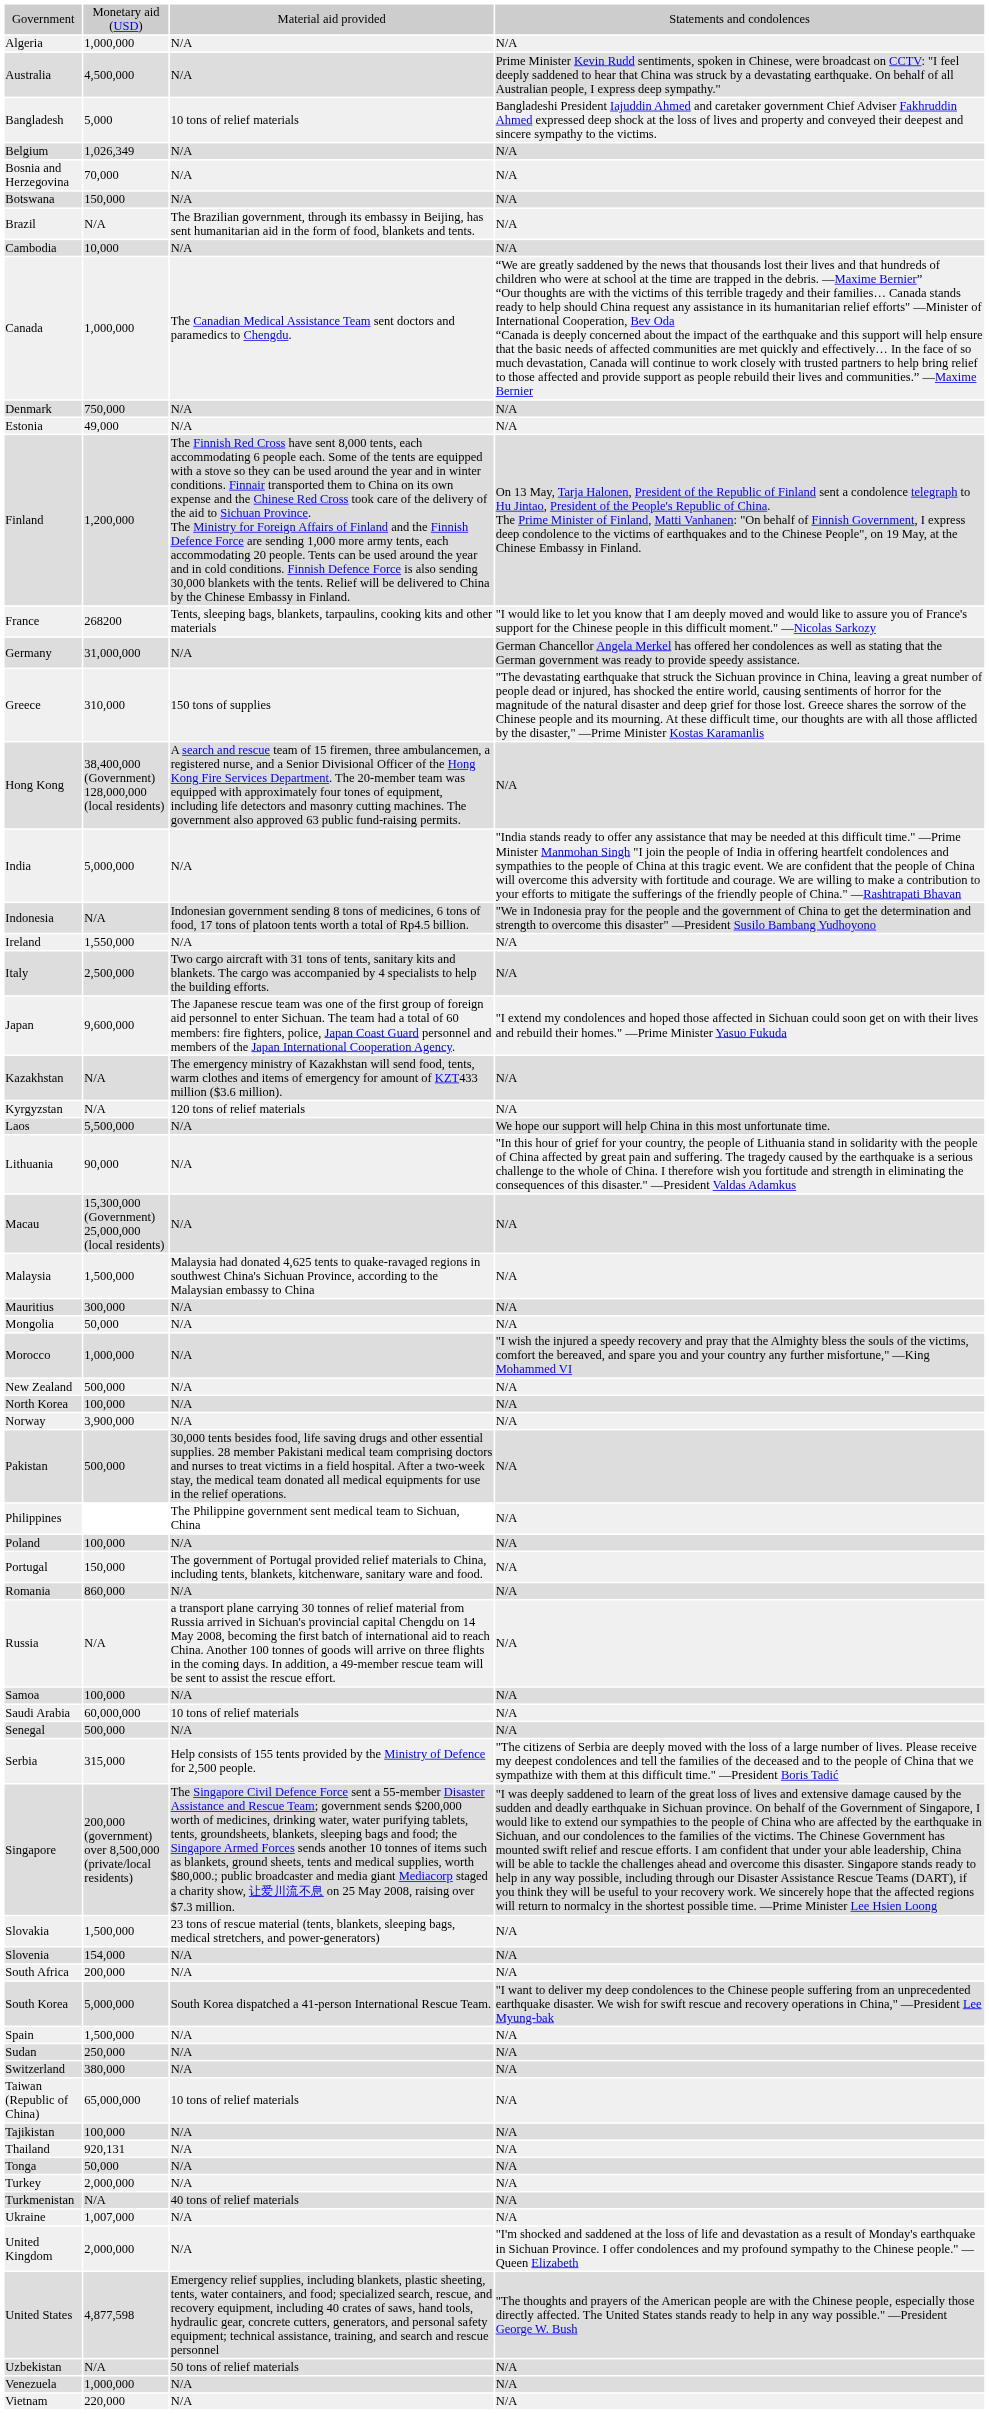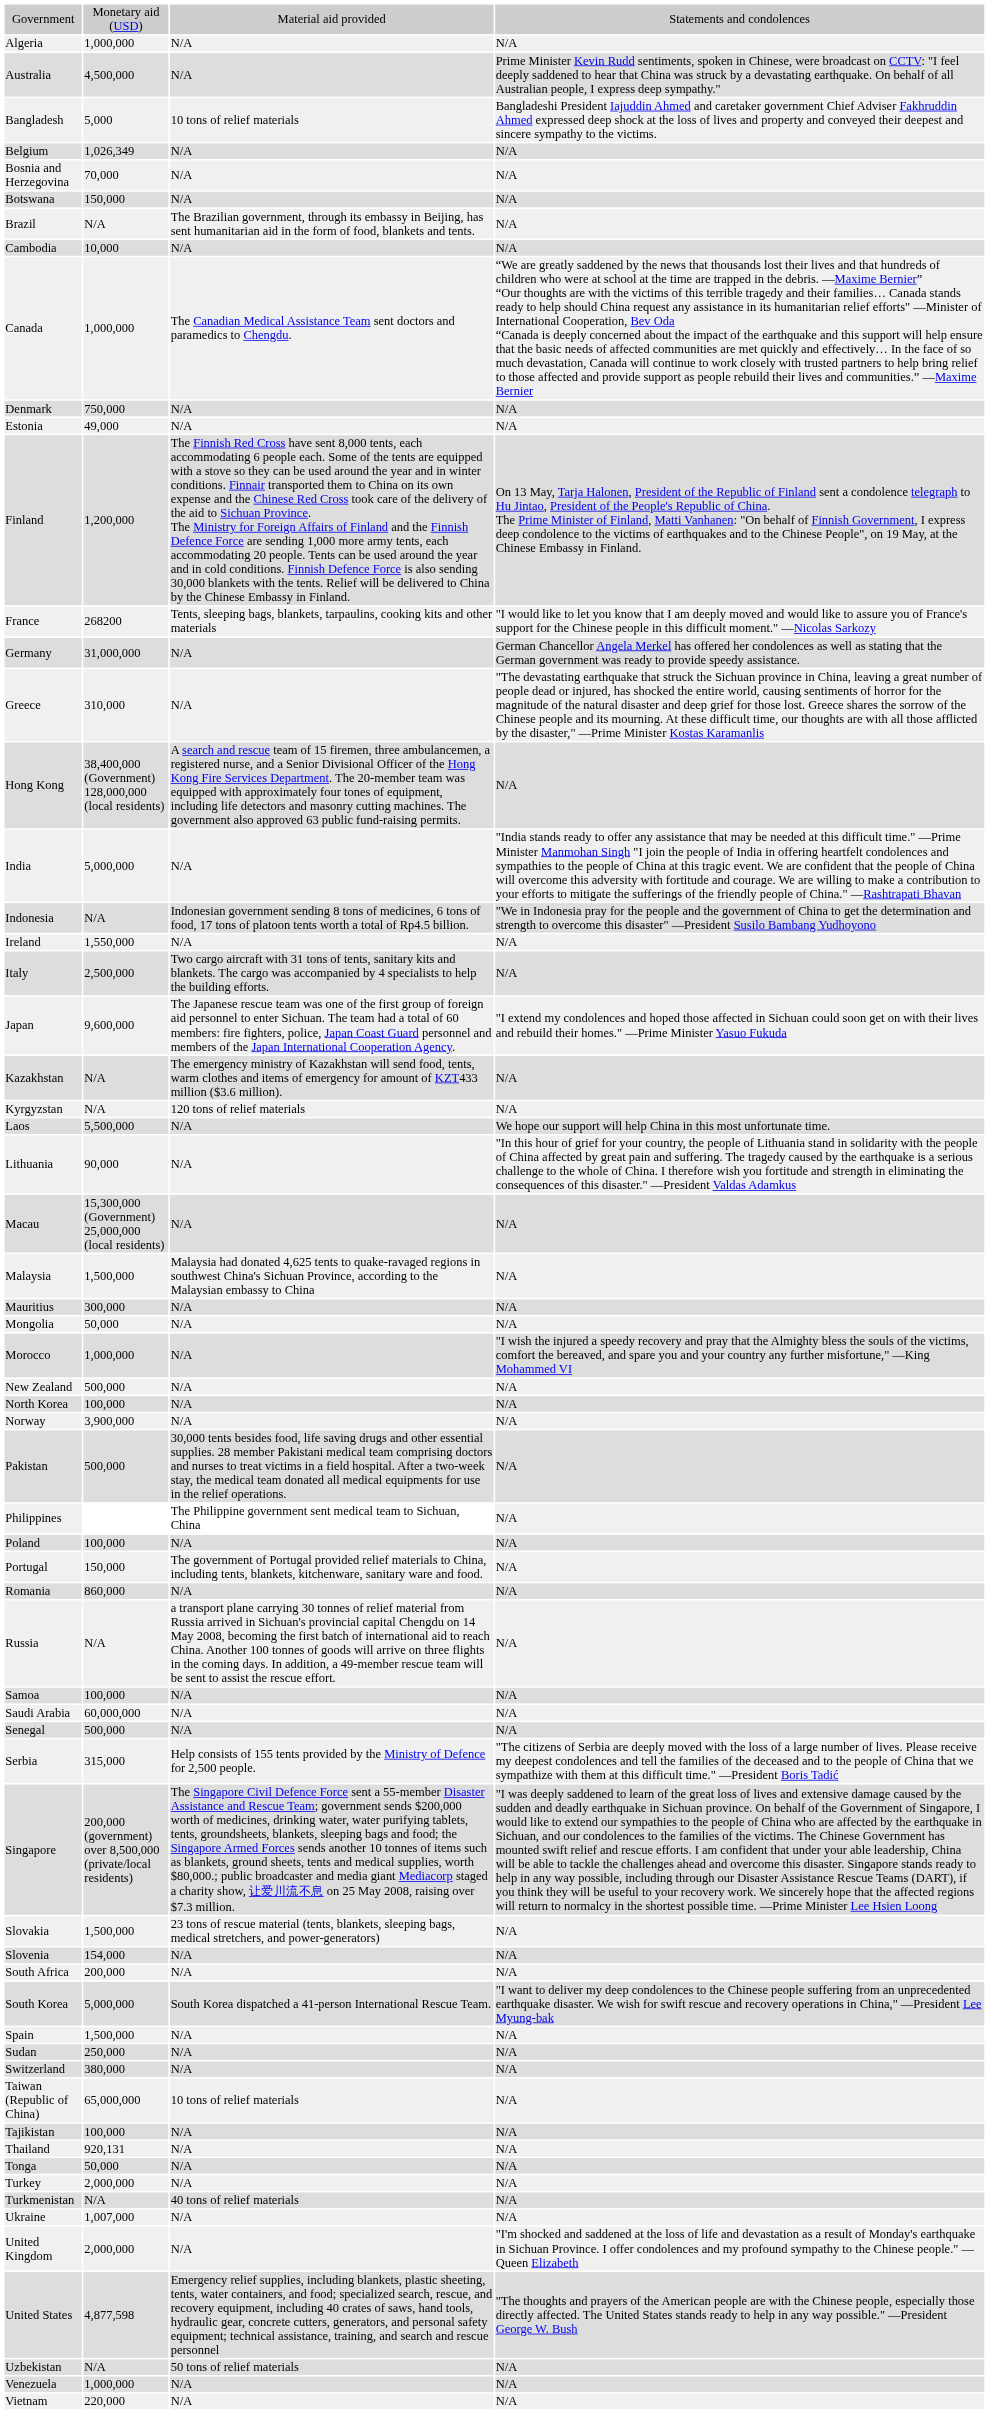(221, 705) 150 tons of supplies -> (181, 705) N/A
(235, 1712) 10 tons of relief materials -> (181, 1712) N/A
